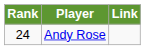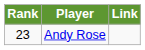(23, 34) 24 -> (23, 34) 23
